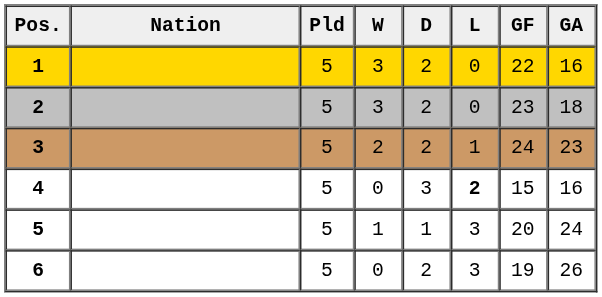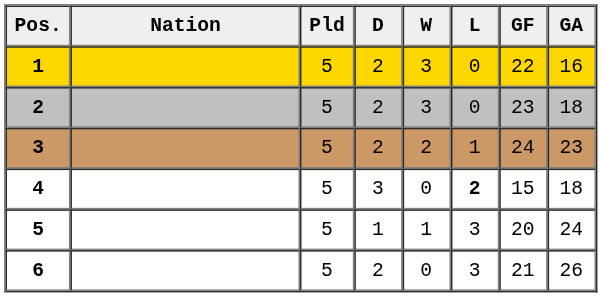columns swapped: (378, 26) <-> (426, 26)
(571, 189) 16 -> (571, 189) 18
(523, 271) 19 -> (523, 271) 21
